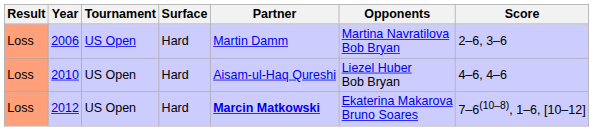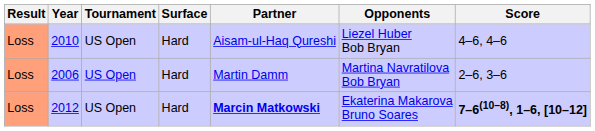rows swapped: (65, 41) <-> (65, 75)
(522, 108) normal -> (523, 108) bold
